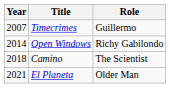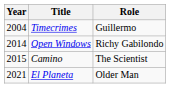(17, 28) 2007 -> (17, 28) 2004
(17, 59) 2018 -> (17, 59) 2015
